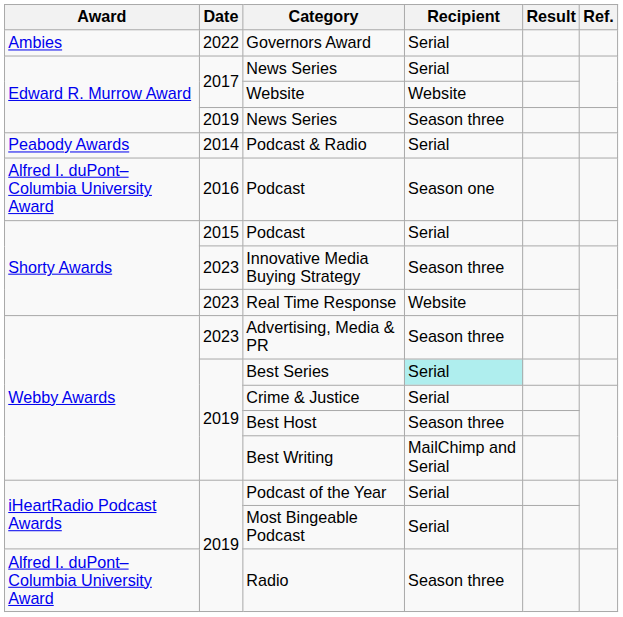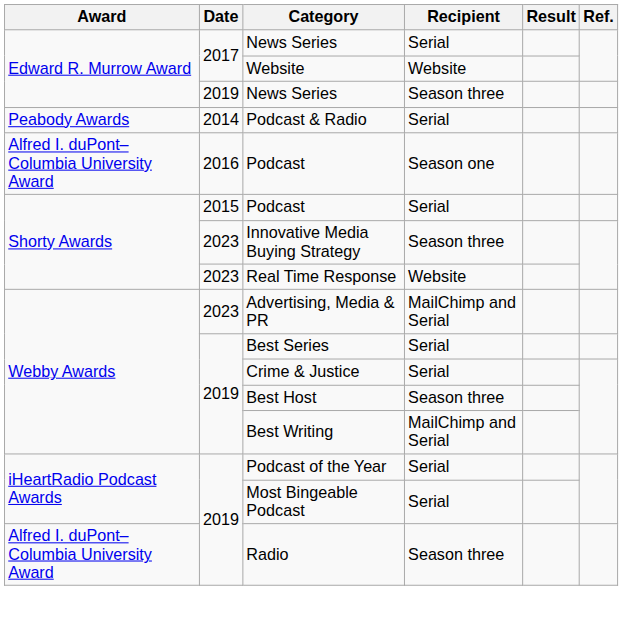- row: (221, 42)
(456, 337) Season three -> (462, 311) MailChimp and Serial
(429, 371) paleturquoise background -> (429, 346) no background
